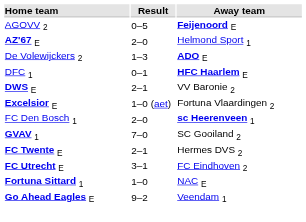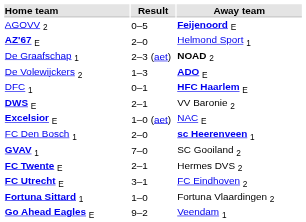+ row: (42, 57)
(226, 104) Fortuna Vlaardingen 2 -> (192, 119) NAC E
(192, 182) NAC E -> (226, 197) Fortuna Vlaardingen 2
